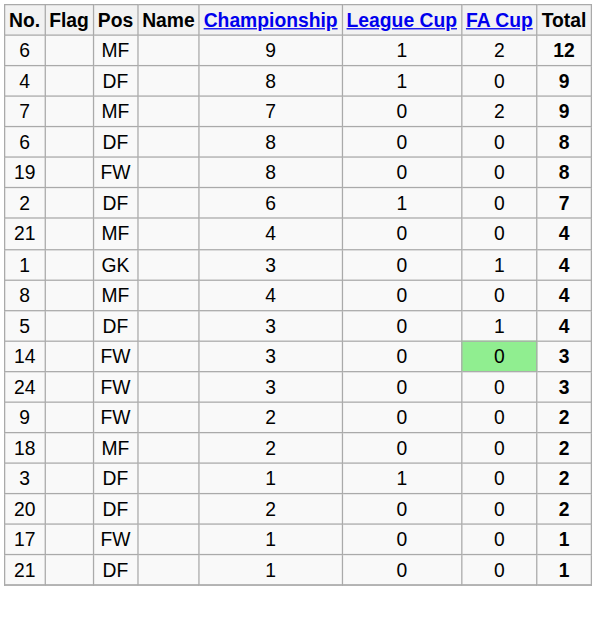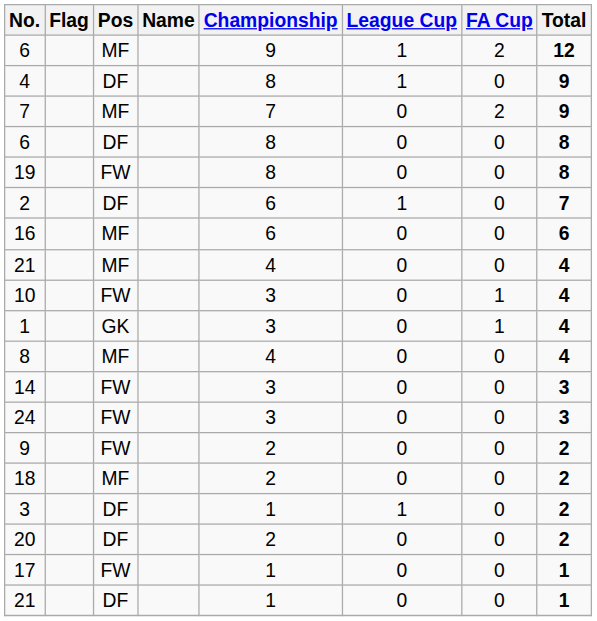+ row: (25, 234)
+ row: (25, 295)
- row: (25, 326)
(499, 356) lightgreen background -> (499, 387) no background
